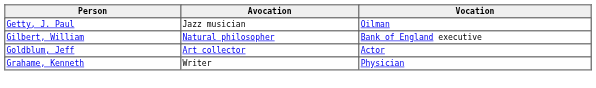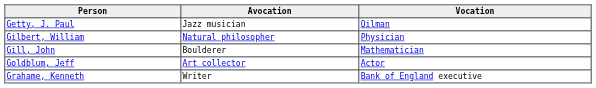(421, 37) Bank of England executive -> (382, 37) Physician
+ row: (31, 50)
(382, 63) Physician -> (421, 76) Bank of England executive
